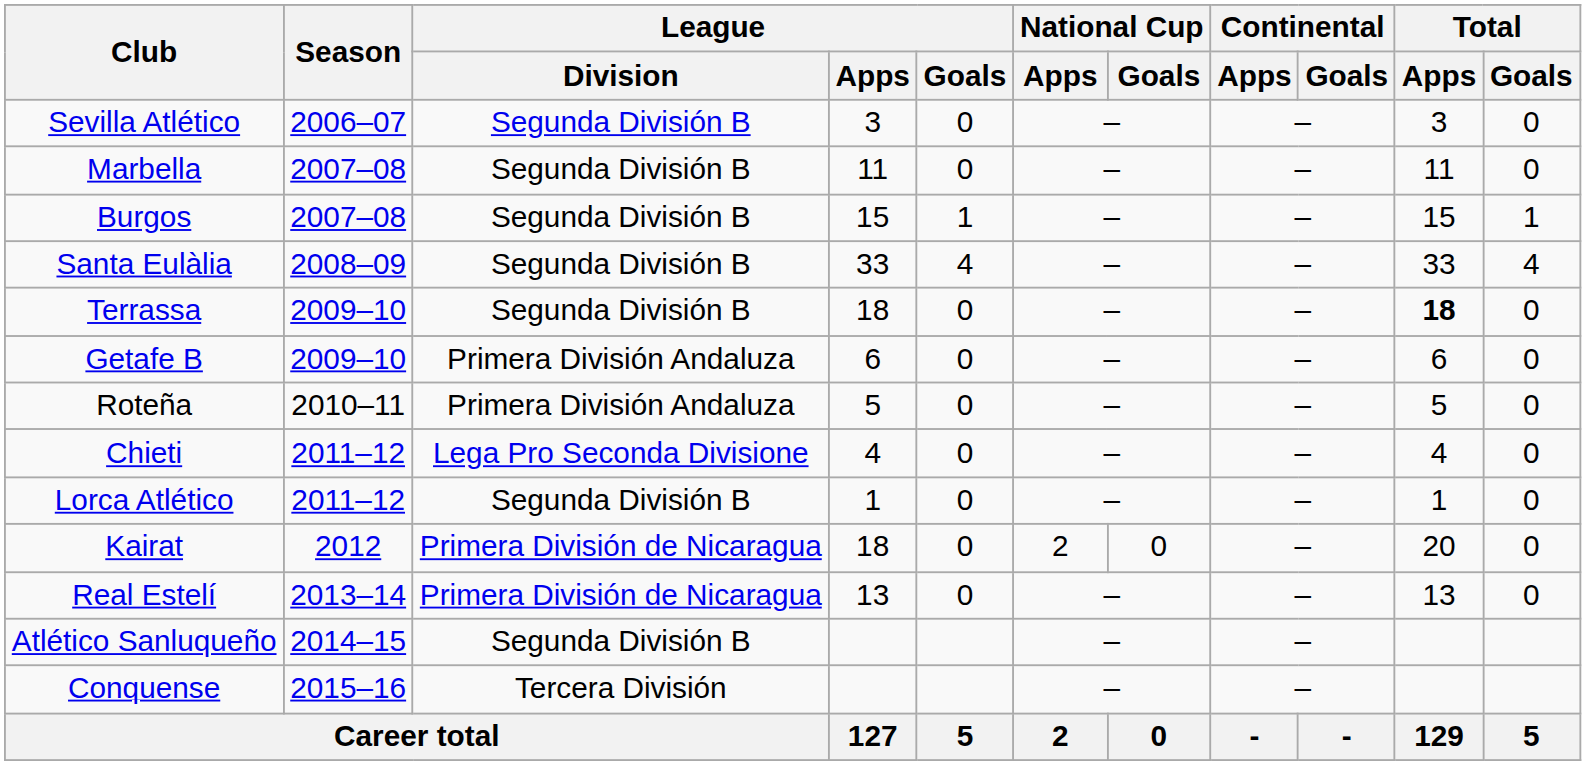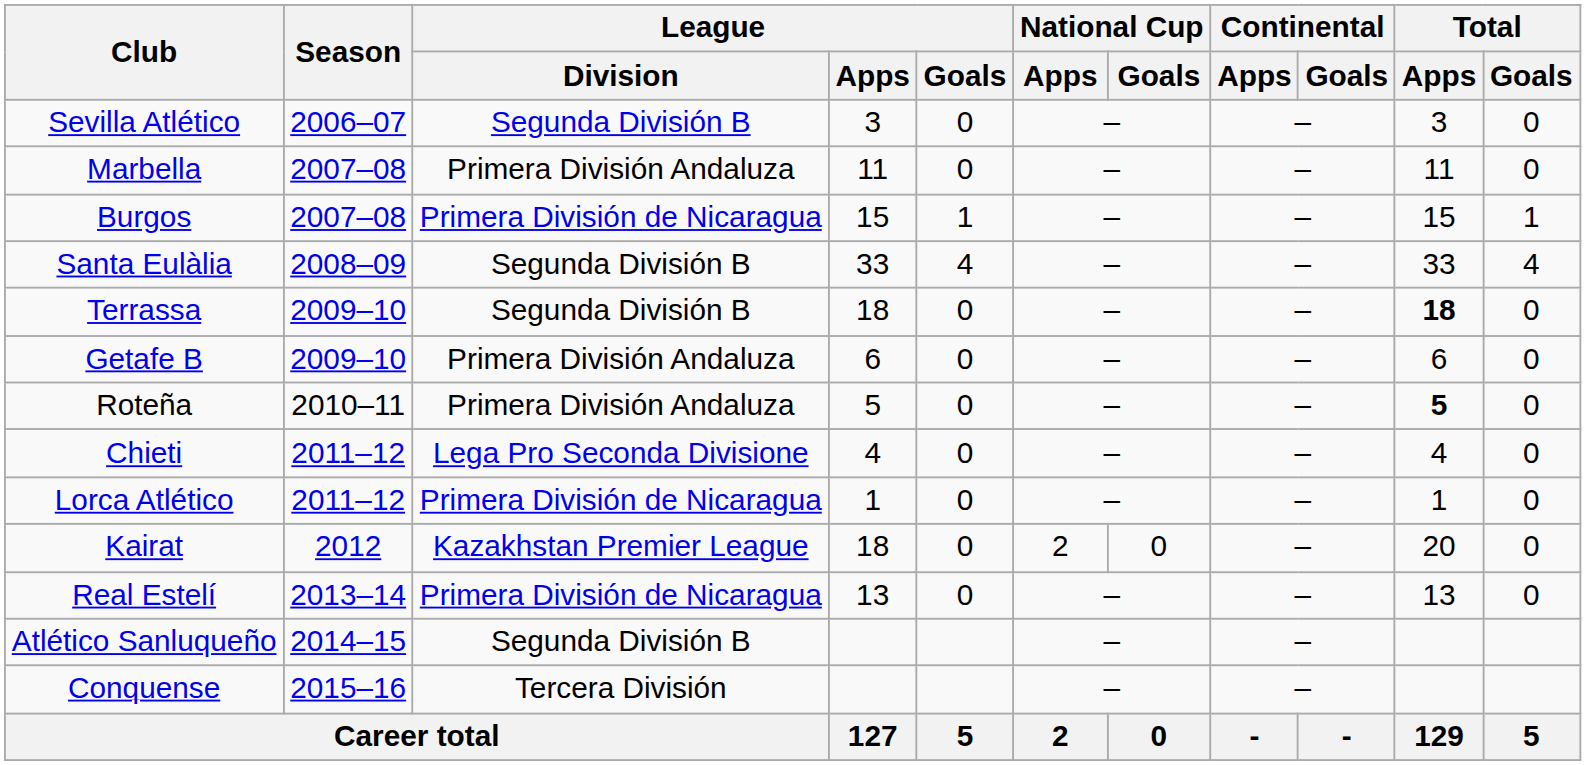(621, 169) Segunda División B -> (621, 169) Primera División Andaluza
(621, 216) Segunda División B -> (621, 216) Primera División de Nicaragua
(1439, 405) normal -> (1439, 405) bold
(621, 500) Segunda División B -> (621, 500) Primera División de Nicaragua
(621, 547) Primera División de Nicaragua -> (621, 547) Kazakhstan Premier League
